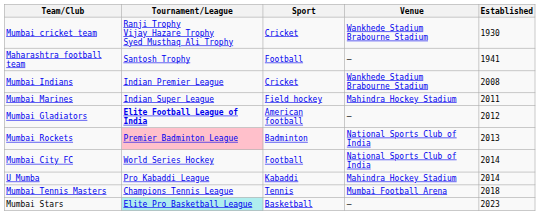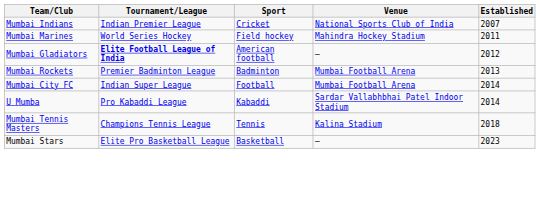- row: (52, 33)
- row: (54, 59)
(387, 82) Wankhede Stadium Brabourne Stadium -> (384, 24) National Sports Club of India
(490, 82) 2008 -> (490, 24) 2007
(169, 99) Indian Super League -> (146, 37) World Series Hockey
(181, 139) pink background -> (158, 72) no background
(402, 139) National Sports Club of India -> (365, 72) Mumbai Football Arena
(169, 161) World Series Hockey -> (146, 85) Indian Super League
(402, 161) National Sports Club of India -> (365, 85) Mumbai Football Arena
(402, 178) Mahindra Hockey Stadium -> (389, 102) Sardar Vallabhbhai Patel Indoor Stadium
(397, 191) Mumbai Football Arena -> (349, 124) Kalina Stadium
(188, 204) paleturquoise background -> (165, 142) no background
